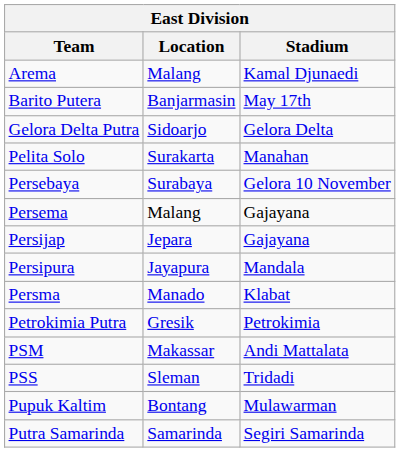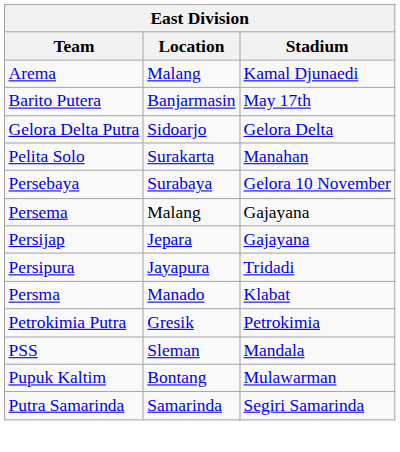(274, 267) Mandala -> (269, 267) Tridadi
- row: (26, 350)
(269, 377) Tridadi -> (274, 350) Mandala
